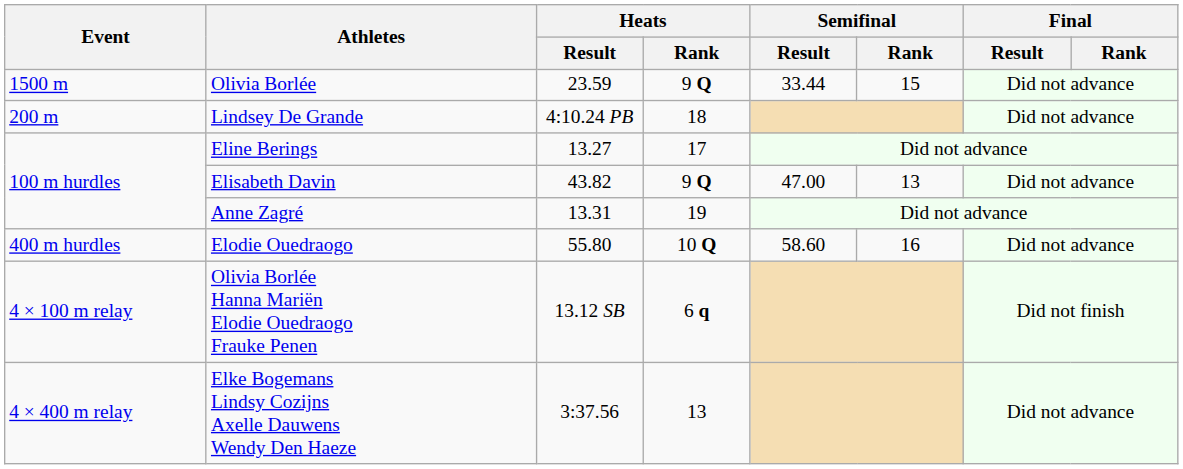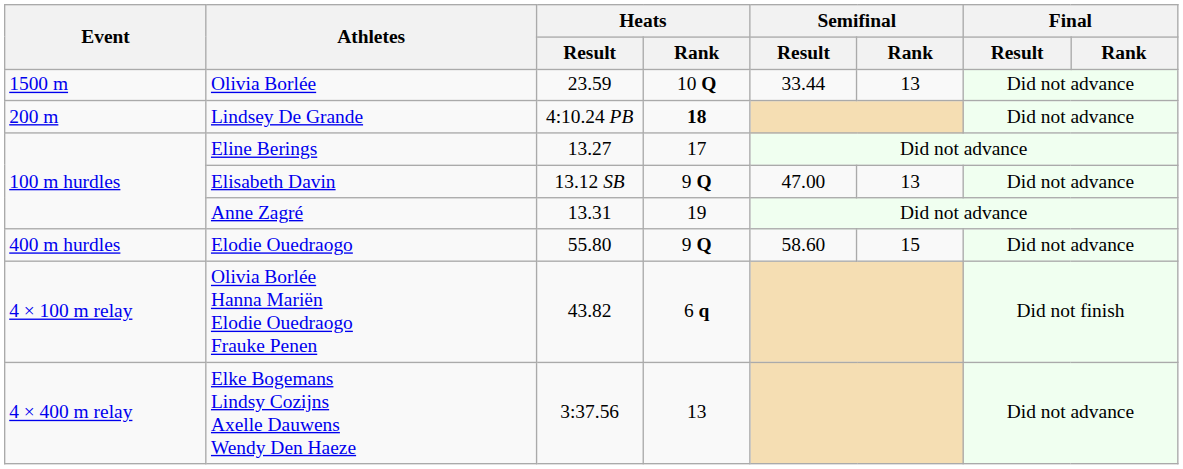(697, 85) 9 Q -> (697, 85) 10 Q
(910, 85) 15 -> (910, 85) 13
(697, 117) normal -> (697, 117) bold
(590, 181) 43.82 -> (590, 181) 13.12 SB
(697, 245) 10 Q -> (697, 245) 9 Q
(910, 245) 16 -> (910, 245) 15
(590, 311) 13.12 SB -> (590, 311) 43.82
